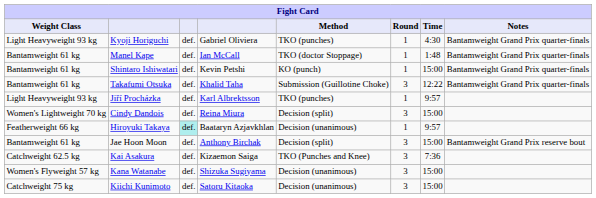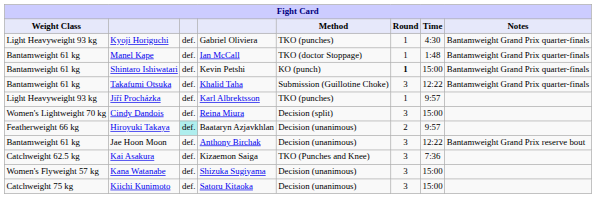(406, 69) normal -> (406, 69) bold
(406, 128) 1 -> (406, 128) 2
(306, 142) Decision (split) -> (317, 142) Decision (unanimous)
(433, 142) 15:00 -> (433, 142) 12:22
